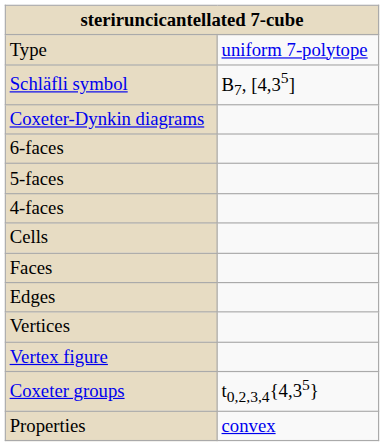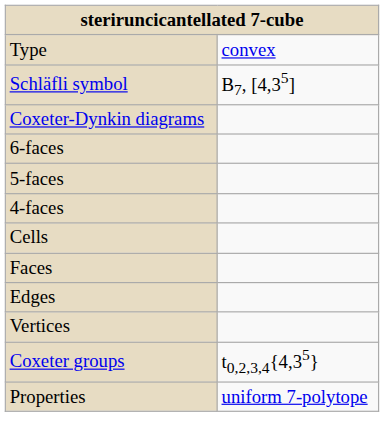(295, 49) uniform 7-polytope -> (249, 49) convex
- row: (59, 356)
(249, 425) convex -> (295, 396) uniform 7-polytope
